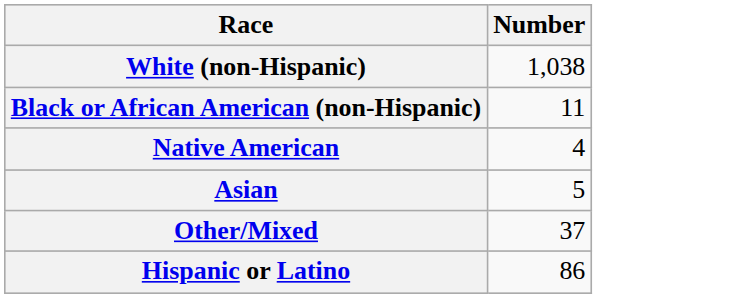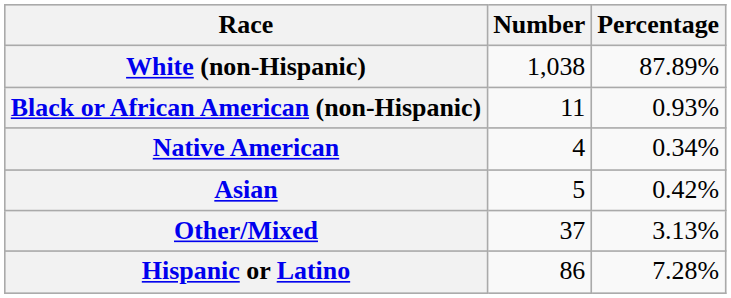+ column: (658, 25)
